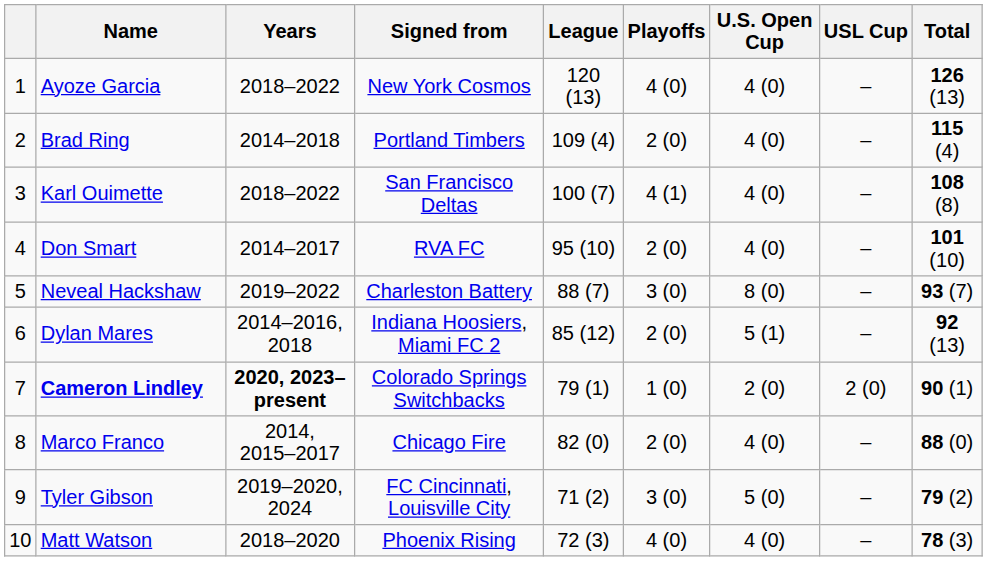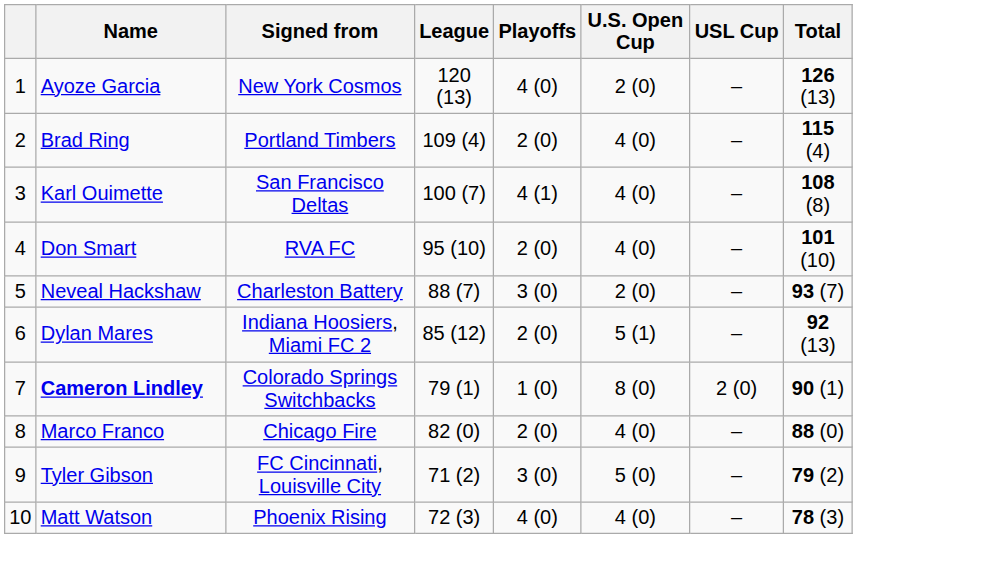- column: (290, 31)
(765, 85) 4 (0) -> (635, 85) 2 (0)
(765, 291) 8 (0) -> (635, 291) 2 (0)
(765, 388) 2 (0) -> (635, 388) 8 (0)
